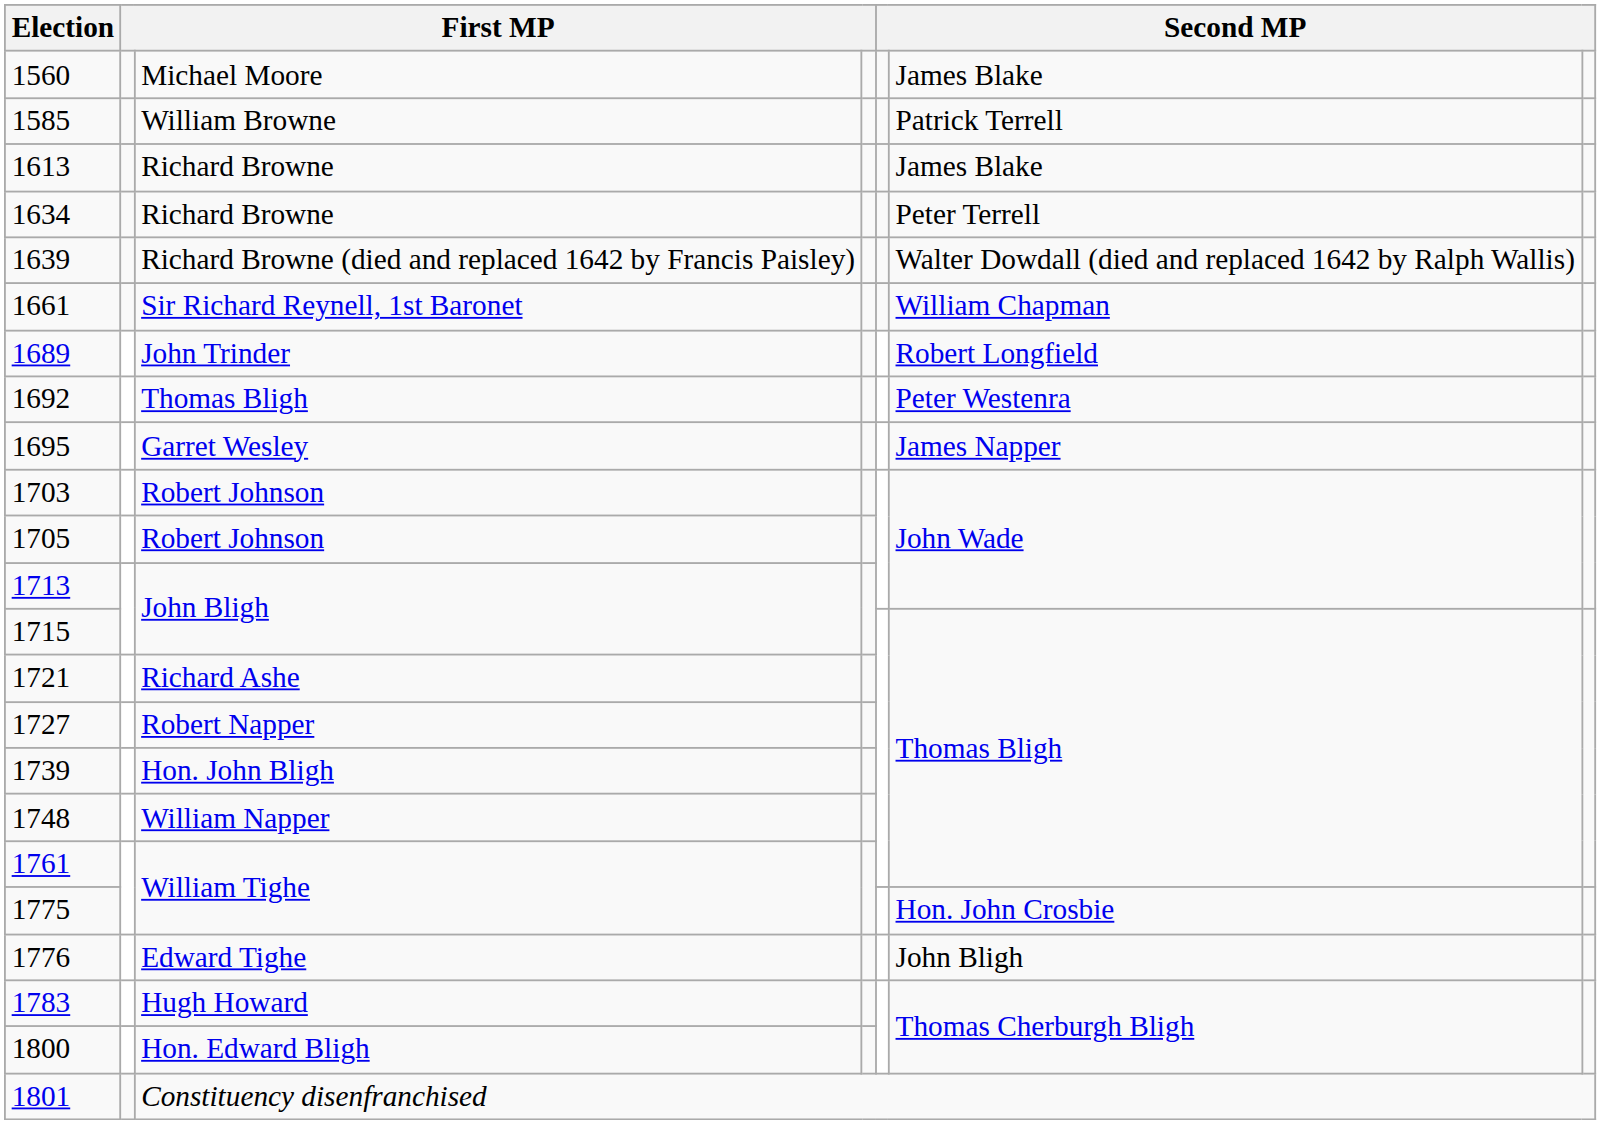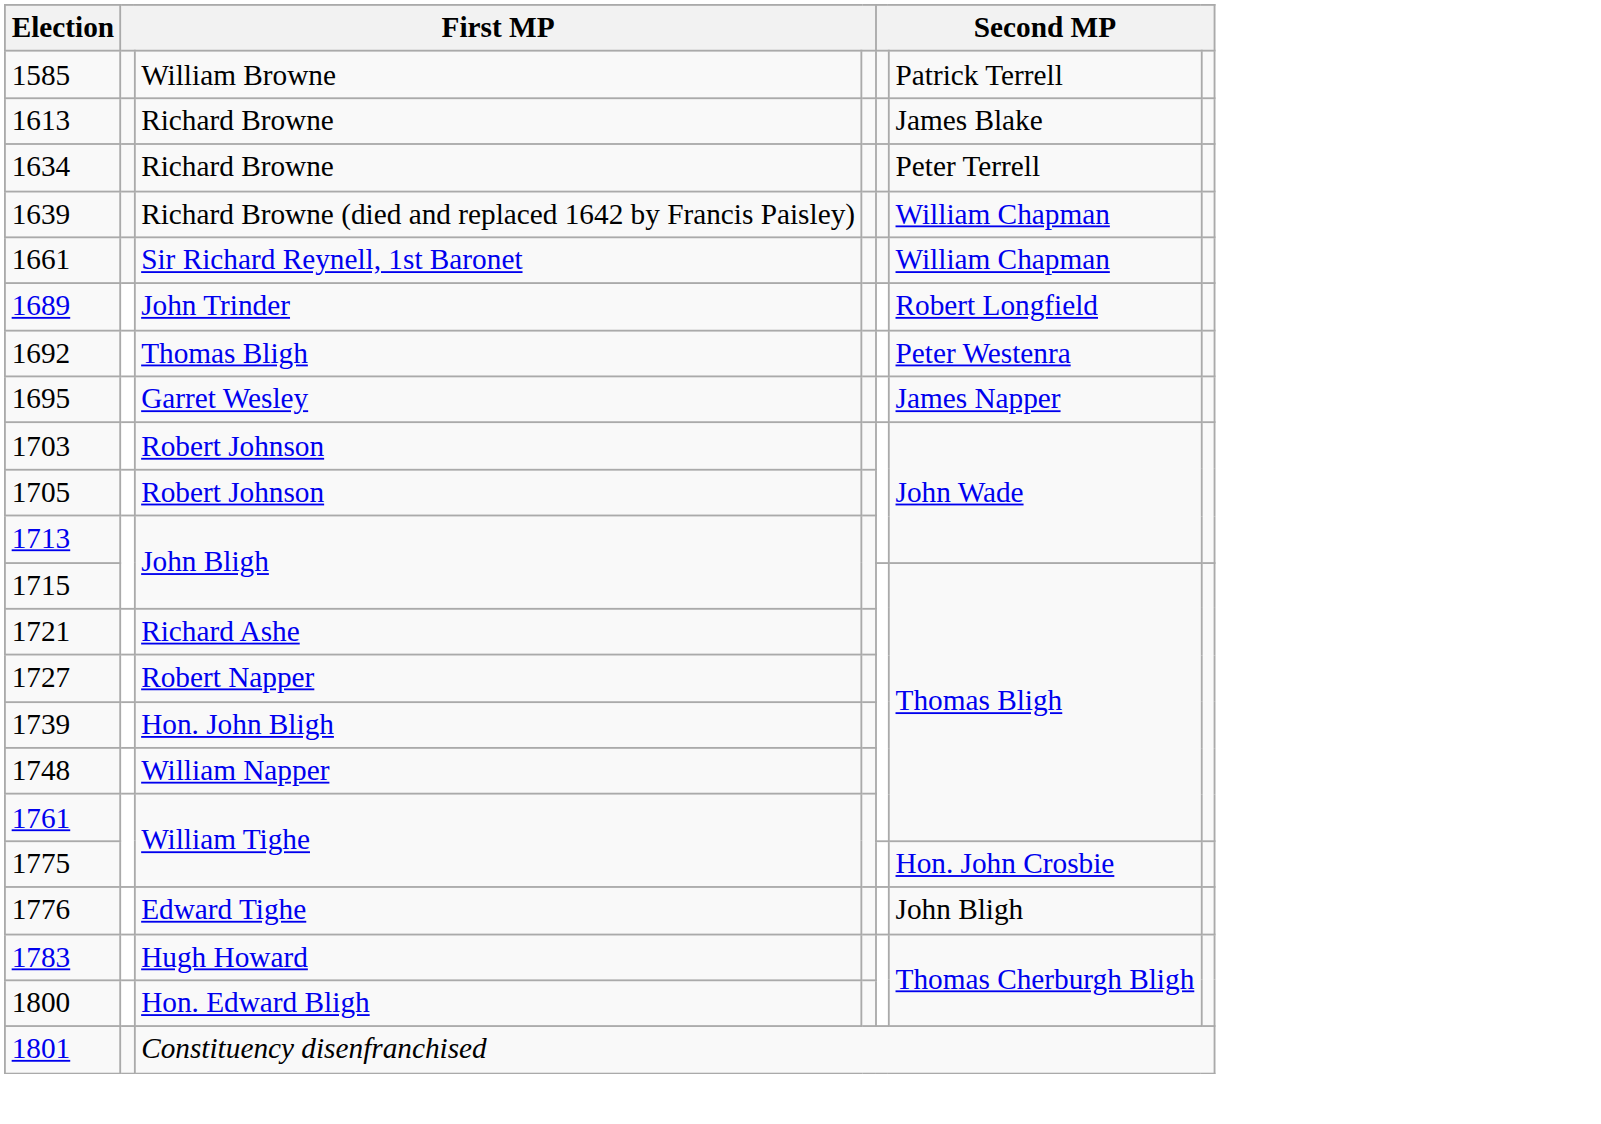- row: (41, 74)
(1235, 259) Walter Dowdall (died and replaced 1642 by Ralph Wallis) -> (1003, 213) William Chapman
